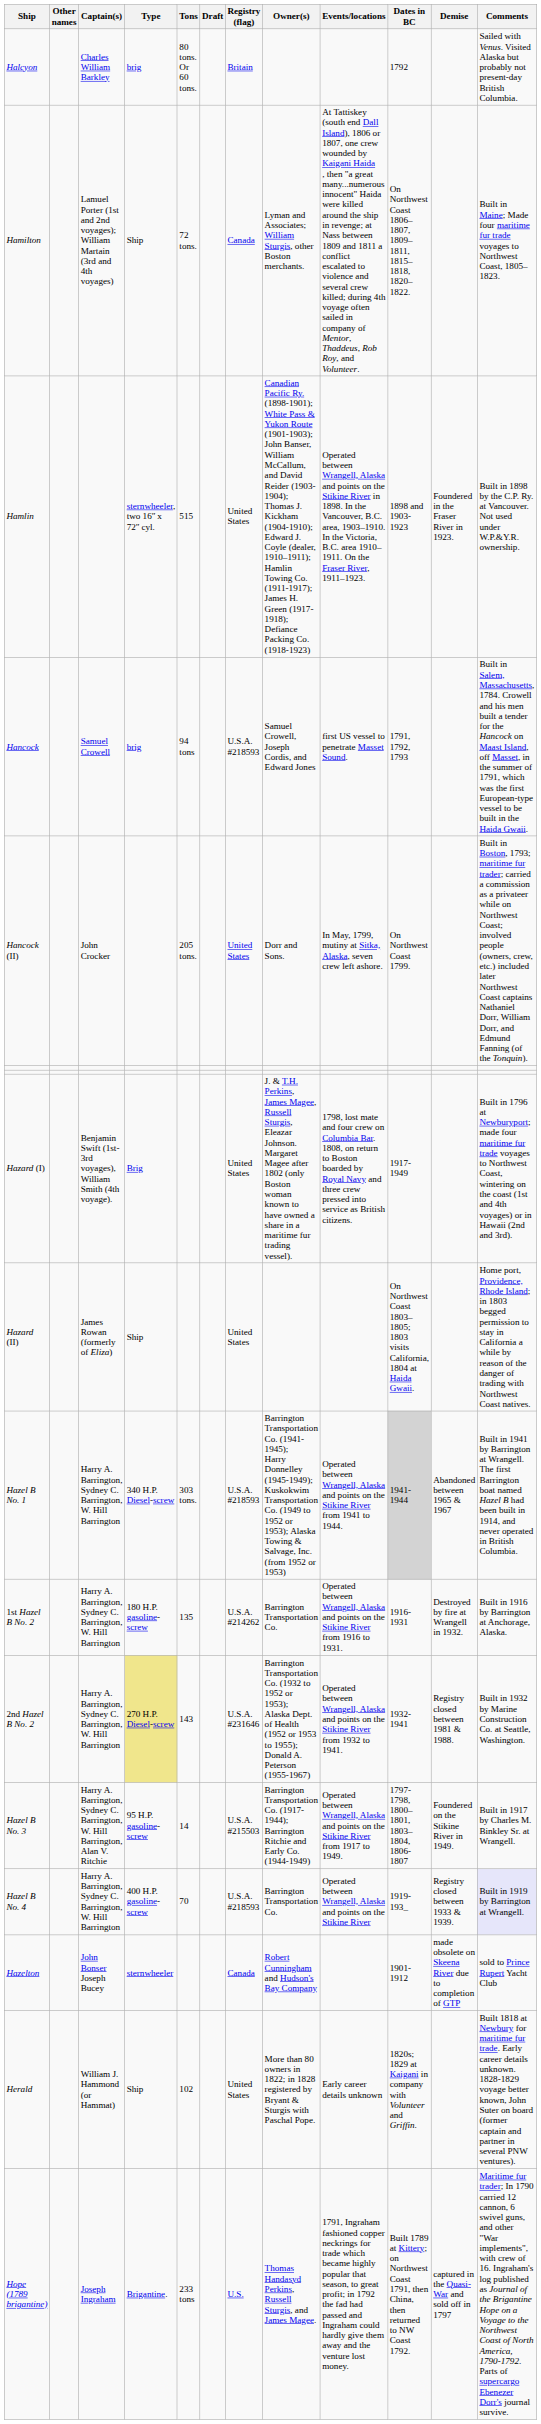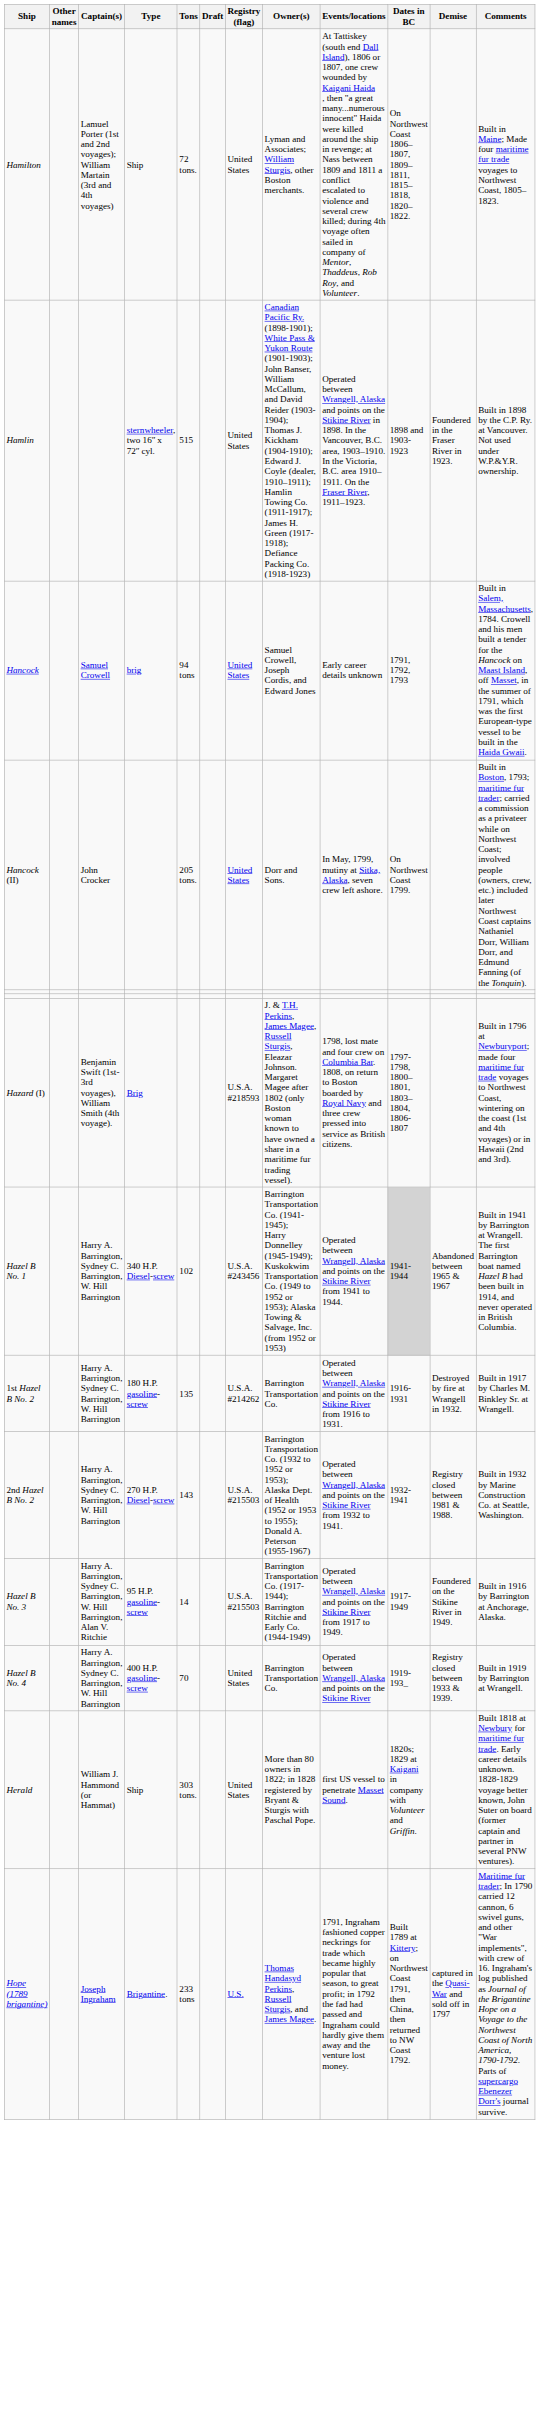- row: (22, 67)
(241, 240) Canada -> (240, 164) United States
(243, 746) U.S.A. #218593 -> (240, 670) United States
(353, 746) first US vessel to penetrate Masset Sound. -> (352, 670) Early career details unknown
(240, 1168) United States -> (243, 1092) U.S.A. #218593
(400, 1168) 1917-1949 -> (401, 1092) 1797-1798, 1800–1801, 1803–1804, 1806-1807
- row: (20, 1337)
(188, 1495) 303 tons. -> (186, 1271) 102
(243, 1495) U.S.A. #218593 -> (243, 1271) U.S.A. #243456
(505, 1617) Built in 1916 by Barrington at Anchorage, Alaska. -> (504, 1393) Built in 1917 by Charles M. Binkley Sr. at Wrangell.
(150, 1719) khaki background -> (150, 1495) no background
(243, 1719) U.S.A. #231646 -> (243, 1495) U.S.A. #215503
(401, 1825) 1797-1798, 1800–1801, 1803–1804, 1806-1807 -> (400, 1602) 1917-1949
(505, 1825) Built in 1917 by Charles M. Binkley Sr. at Wrangell. -> (504, 1602) Built in 1916 by Barrington at Anchorage, Alaska.
(243, 1901) U.S.A. #218593 -> (240, 1678) United States
(505, 1901) lavender background -> (504, 1678) no background
- row: (23, 1972)
(186, 2089) 102 -> (188, 1790) 303 tons.
(352, 2089) Early career details unknown -> (353, 1790) first US vessel to penetrate Masset Sound.
